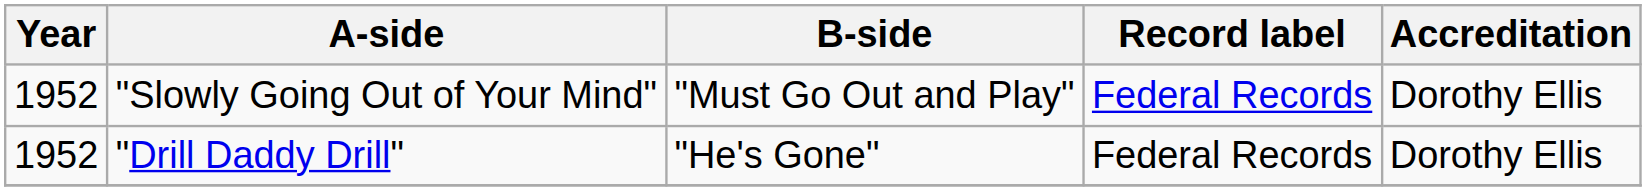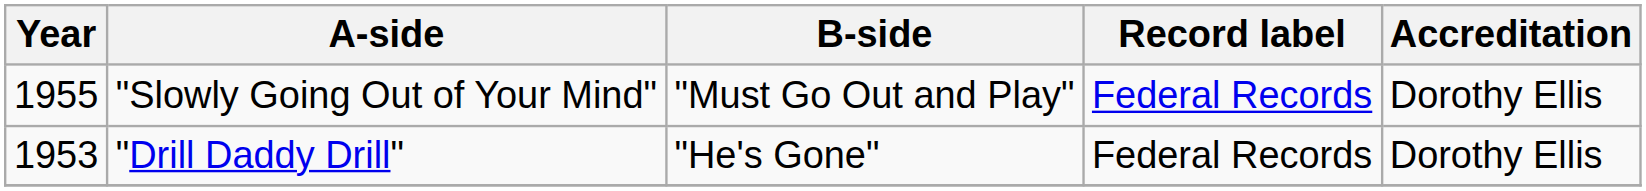(56, 94) 1952 -> (56, 94) 1955
(56, 154) 1952 -> (56, 154) 1953
